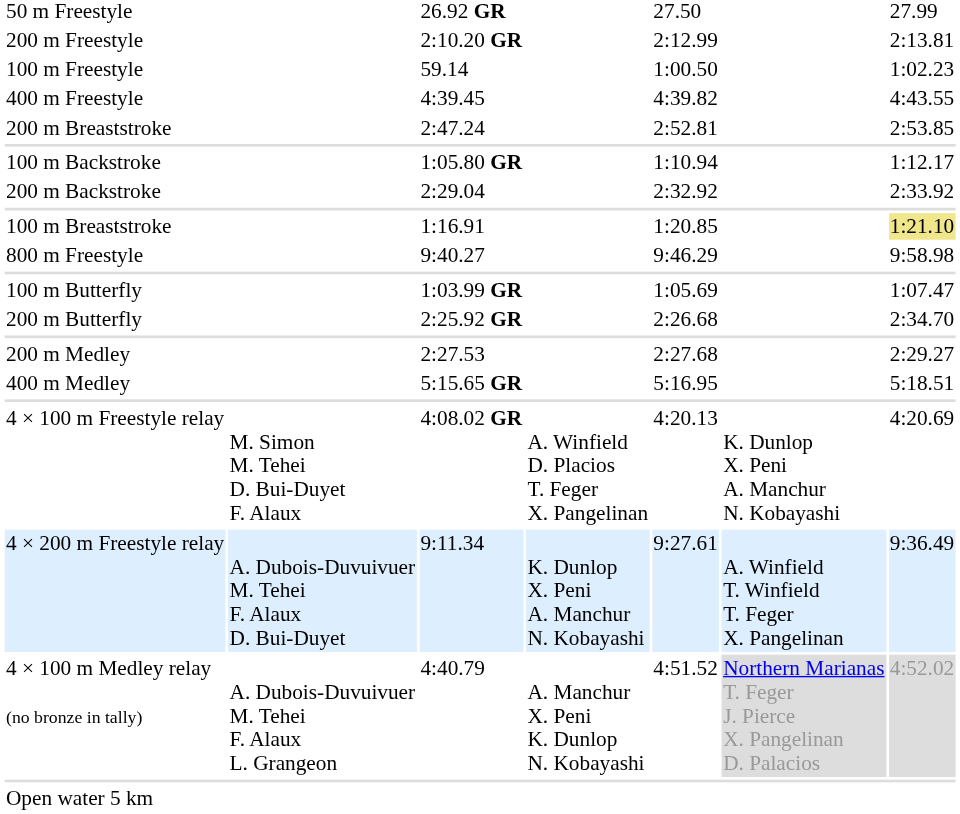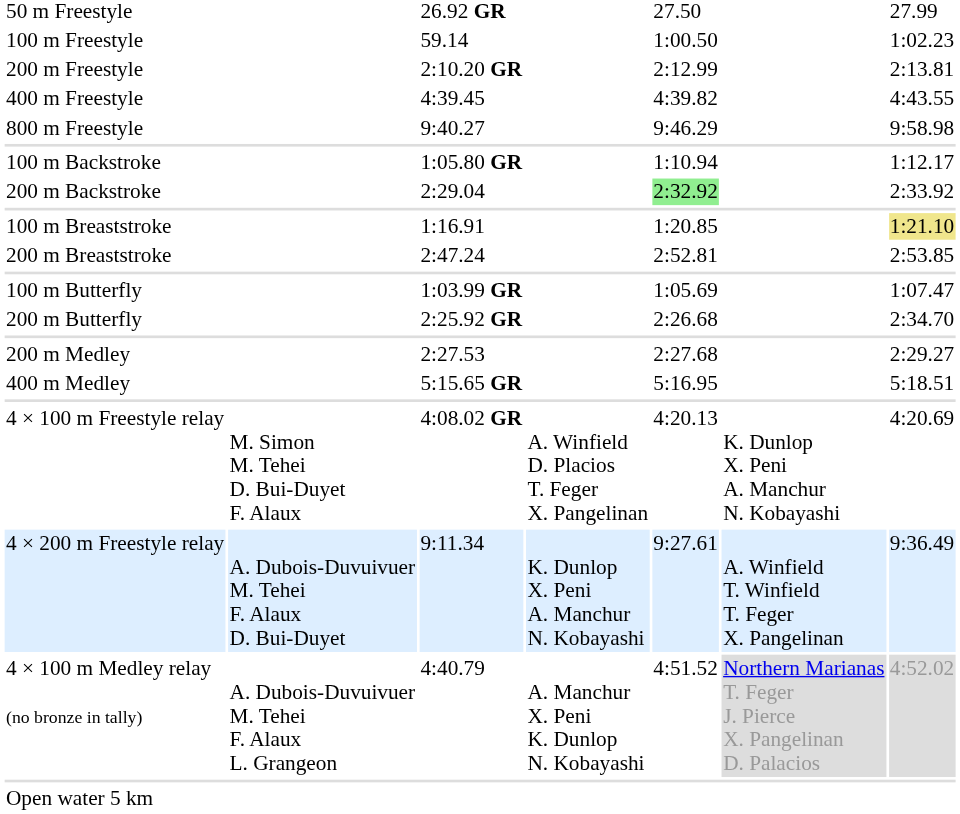rows swapped: (75, 69) <-> (75, 40)
rows swapped: (75, 255) <-> (89, 127)
(686, 191) no background -> (686, 191) lightgreen background
